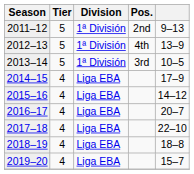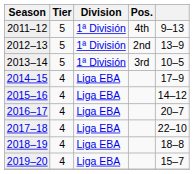(142, 29) 2nd -> (142, 29) 4th
(142, 45) 4th -> (142, 45) 2nd
